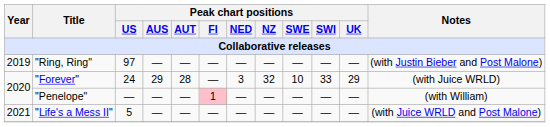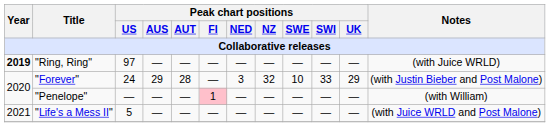(19, 63) normal -> (19, 63) bold
(456, 63) (with Justin Bieber and Post Malone) -> (456, 63) (with Juice WRLD)
(456, 79) (with Juice WRLD) -> (456, 79) (with Justin Bieber and Post Malone)
